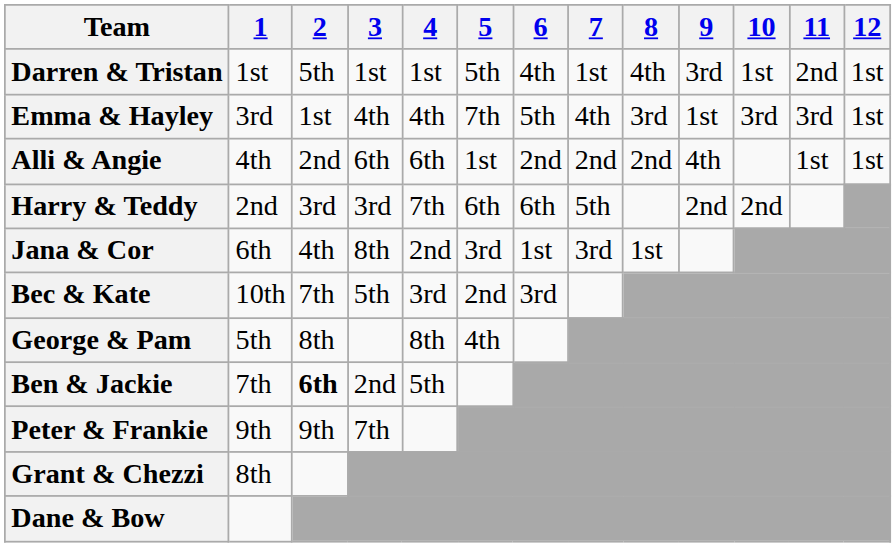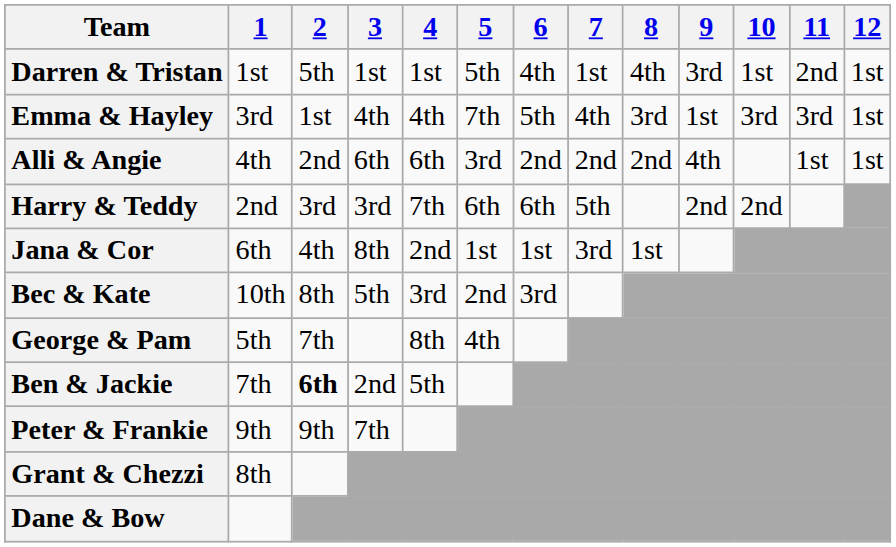(481, 160) 1st -> (483, 160) 3rd
(483, 250) 3rd -> (481, 250) 1st
(317, 294) 7th -> (317, 294) 8th
(317, 339) 8th -> (317, 339) 7th
